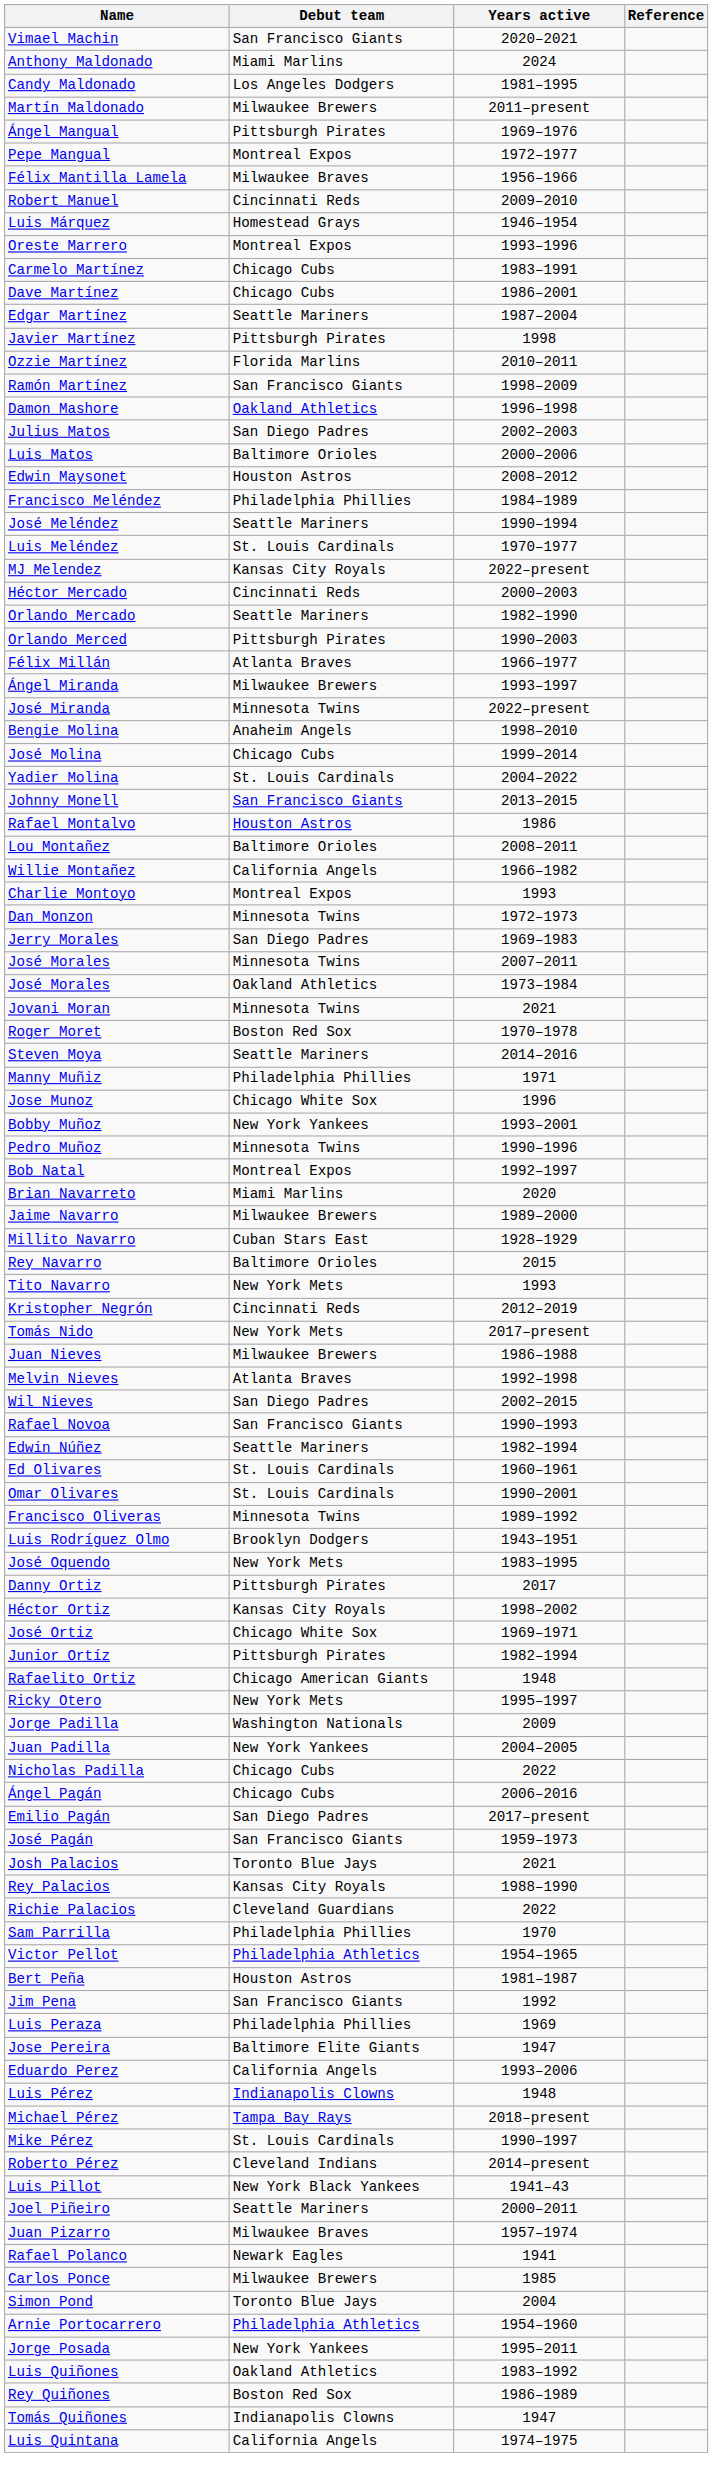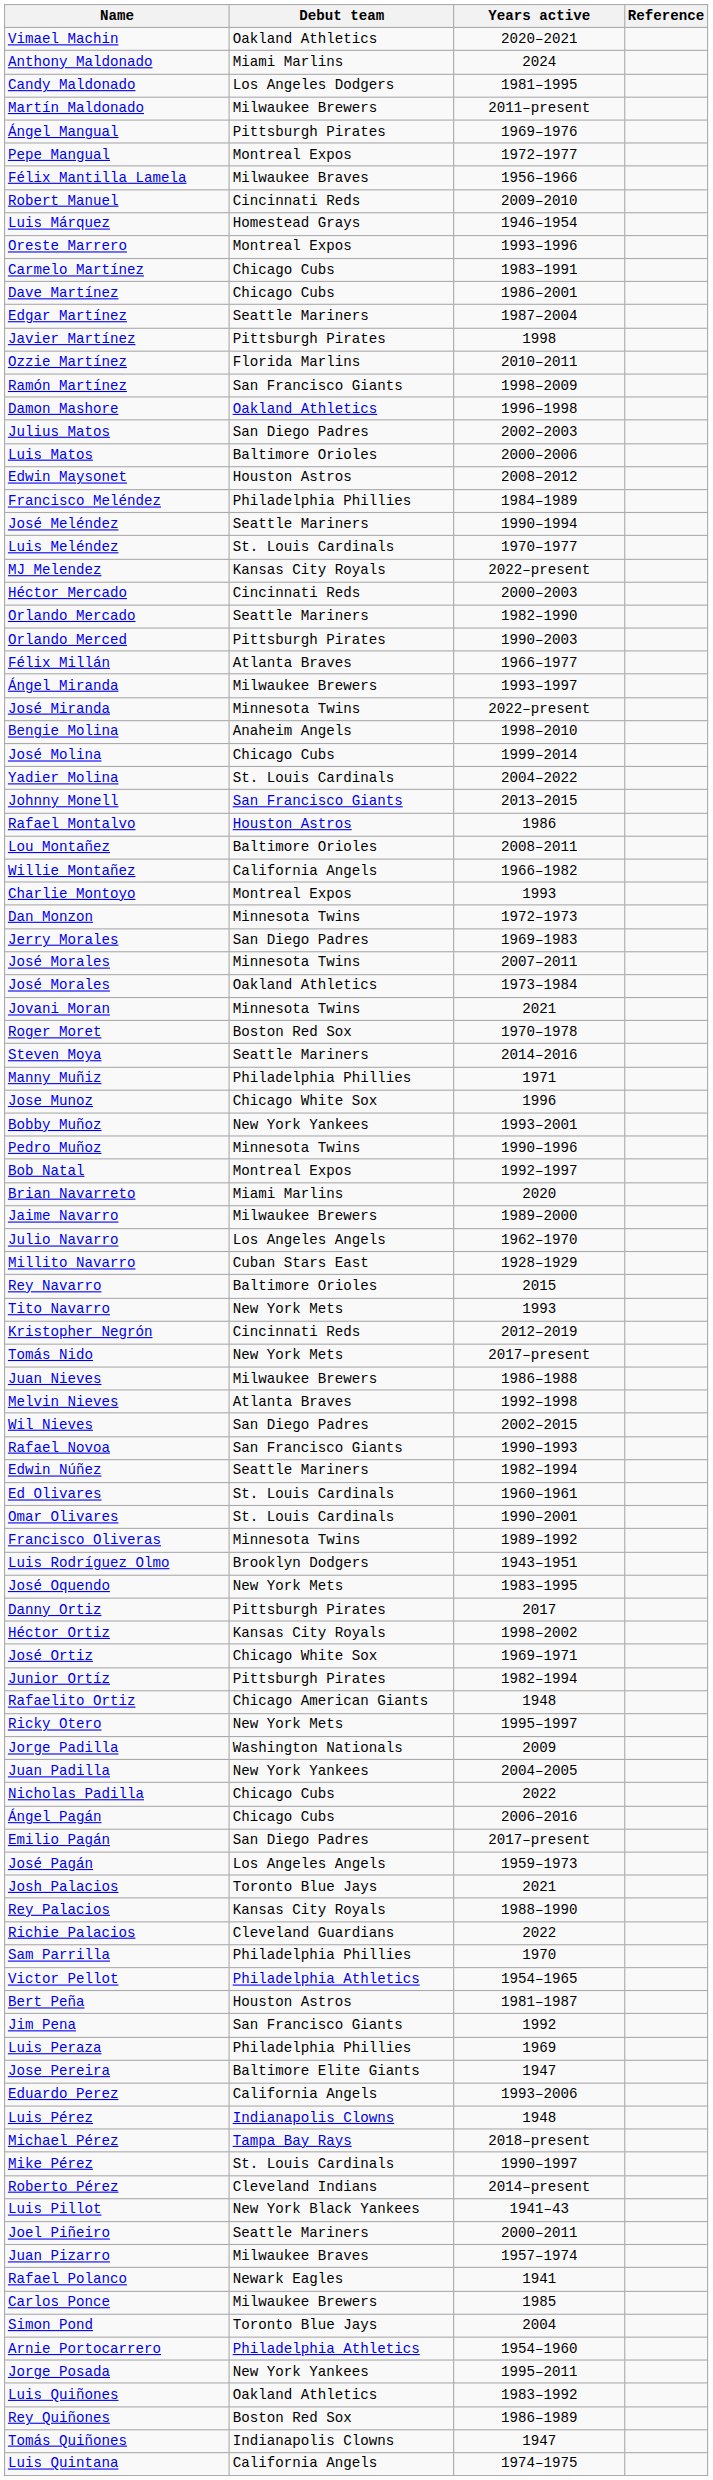(318, 39) San Francisco Giants -> (305, 39) Oakland Athletics
+ row: (63, 1240)
(318, 1841) San Francisco Giants -> (309, 1864) Los Angeles Angels
